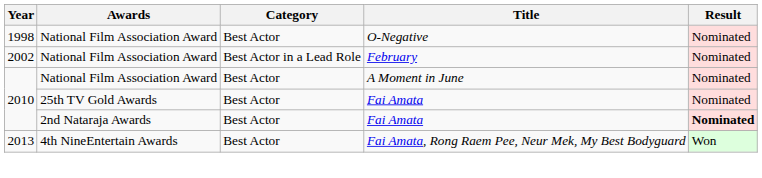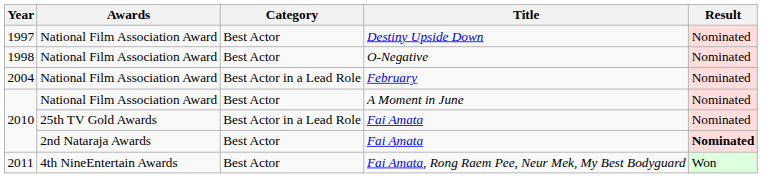+ row: (129, 36)
(21, 57) 2002 -> (21, 78) 2004
(251, 99) Best Actor -> (292, 120) Best Actor in a Lead Role
(21, 141) 2013 -> (21, 162) 2011
